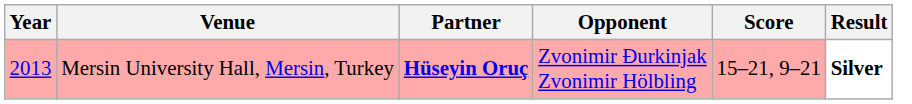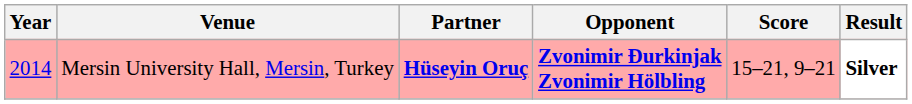(30, 68) 2013 -> (30, 68) 2014
(622, 68) normal -> (630, 68) bold
